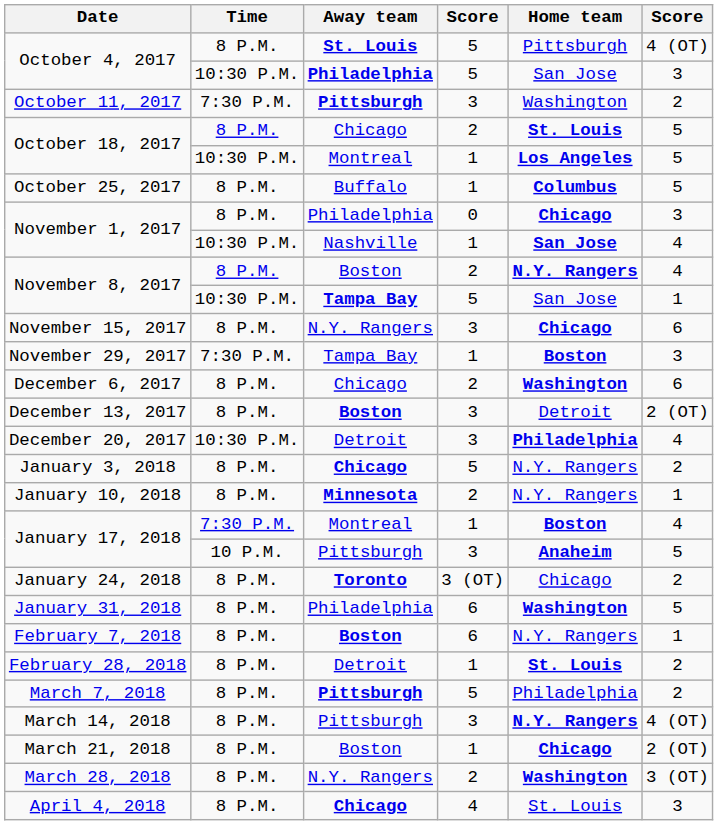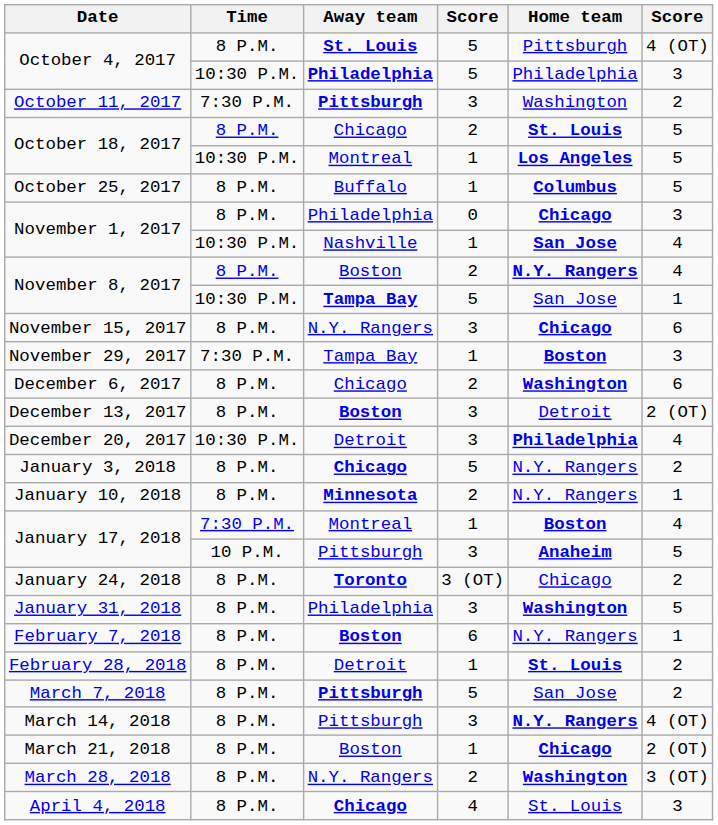(575, 75) San Jose -> (575, 75) Philadelphia
(473, 609) 6 -> (473, 609) 3
(575, 694) Philadelphia -> (575, 694) San Jose
